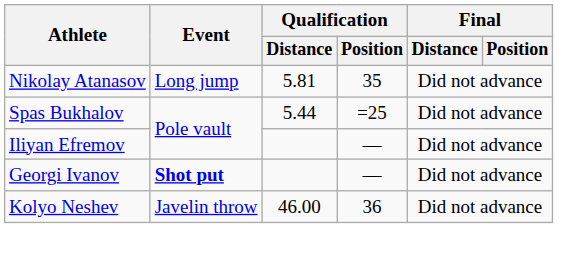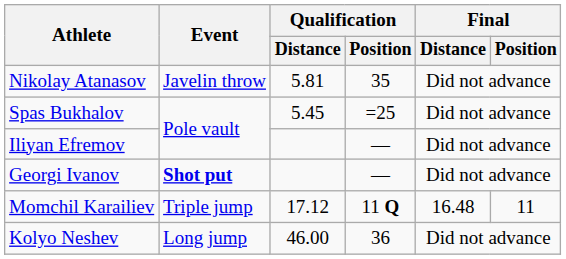(197, 81) Long jump -> (215, 81) Javelin throw
(299, 112) 5.44 -> (308, 112) 5.45
+ row: (82, 206)
(206, 206) Javelin throw -> (205, 238) Long jump
